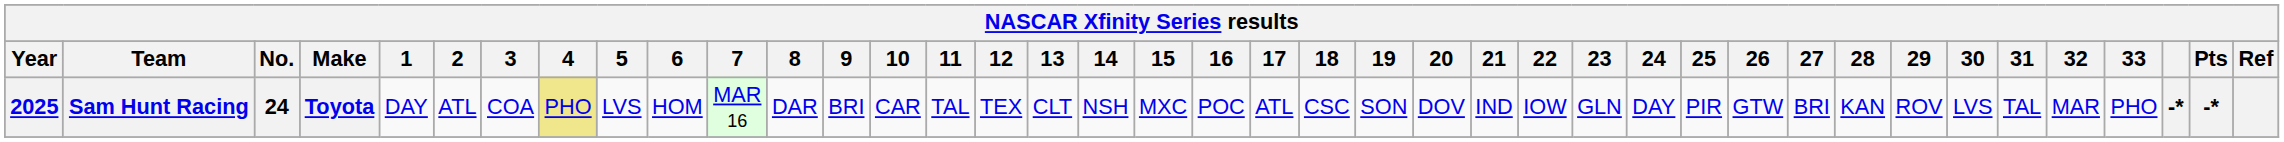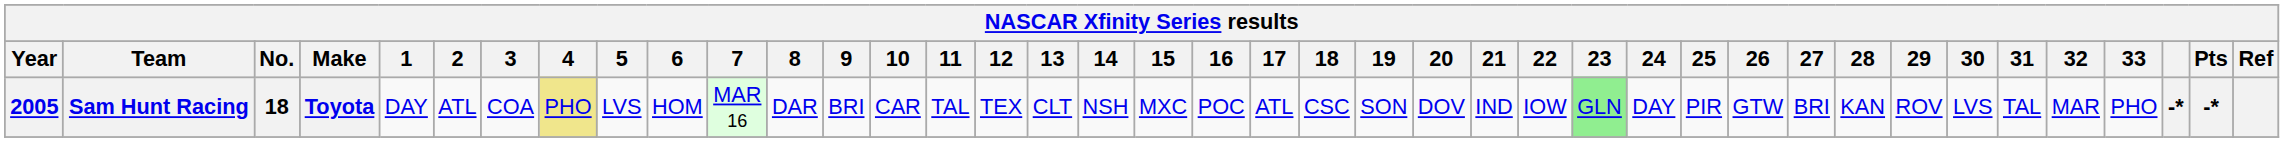(34, 107) 2025 -> (34, 107) 2005
(277, 107) 24 -> (277, 107) 18
(1599, 107) no background -> (1599, 107) lightgreen background
